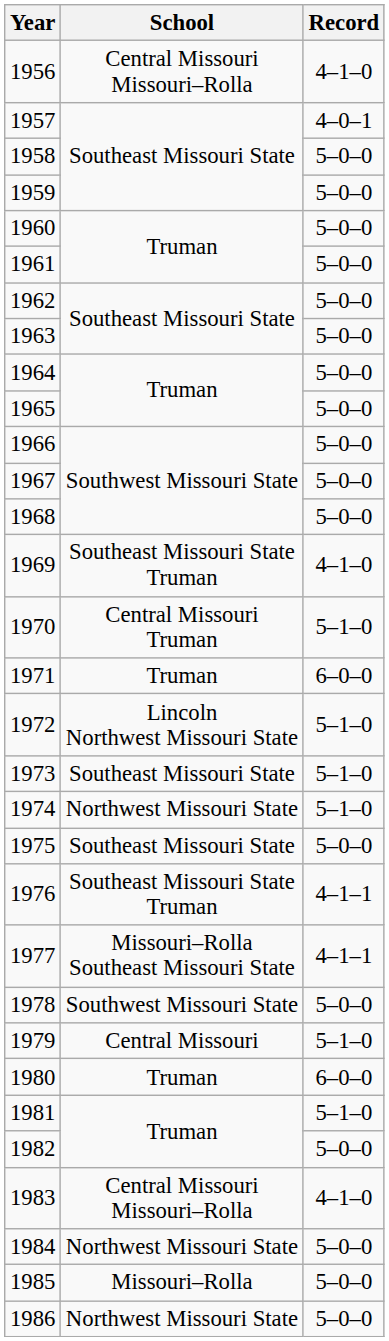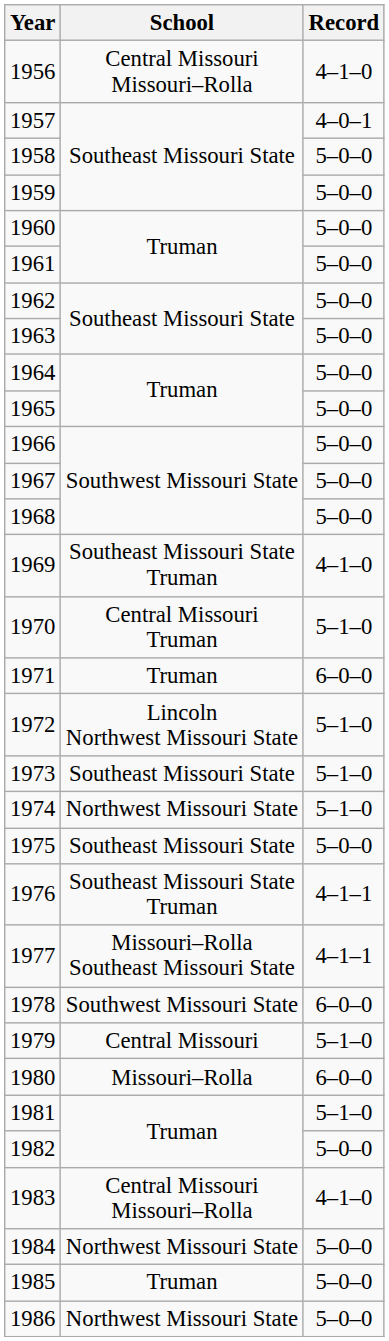(344, 1004) 5–0–0 -> (344, 1004) 6–0–0
(182, 1076) Truman -> (182, 1076) Missouri–Rolla
(182, 1282) Missouri–Rolla -> (182, 1282) Truman
